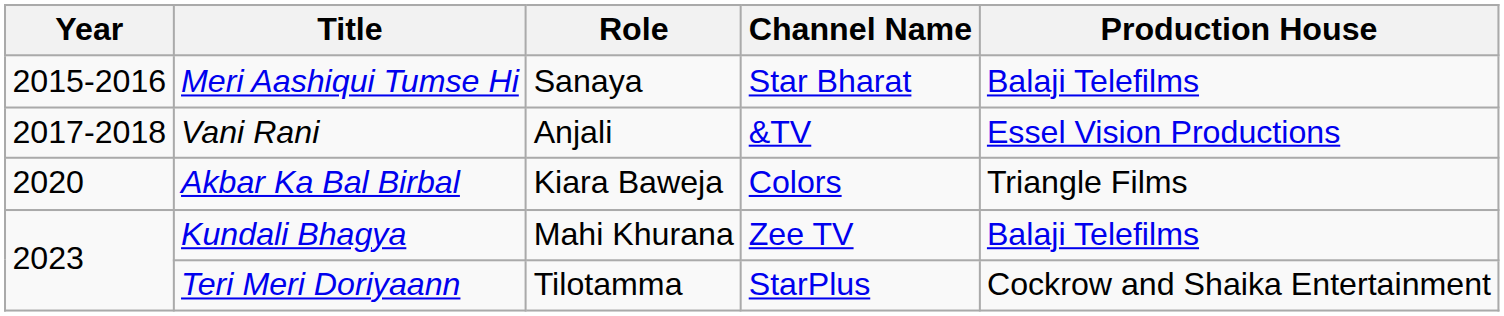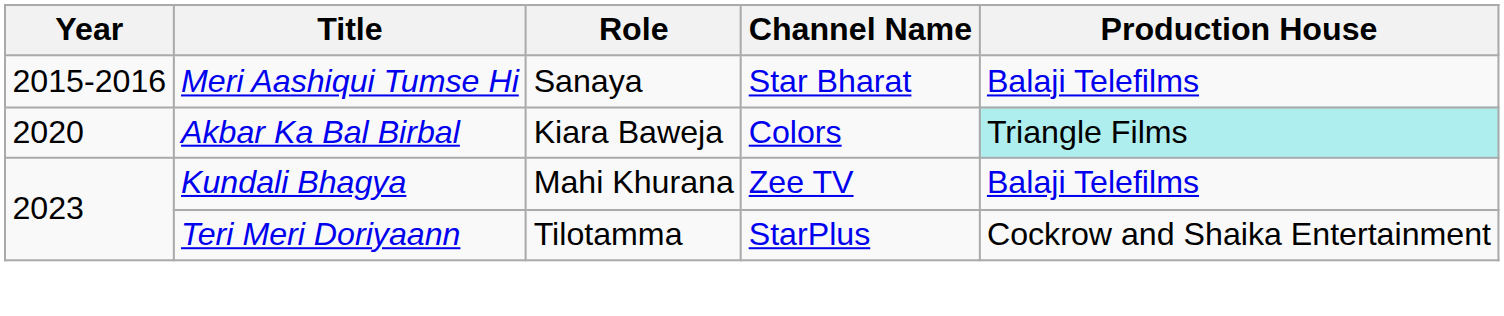- row: (250, 132)
(1087, 183) no background -> (1087, 132) paleturquoise background
